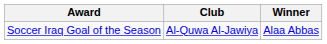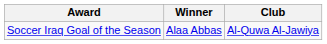columns swapped: (291, 13) <-> (212, 13)
